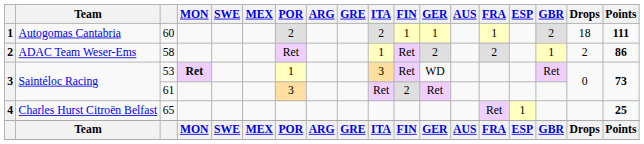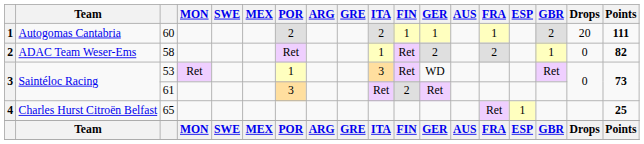(585, 33) 18 -> (585, 33) 20
(585, 52) 2 -> (585, 52) 0
(621, 52) 86 -> (621, 52) 82
(194, 71) bold -> (194, 71) normal
